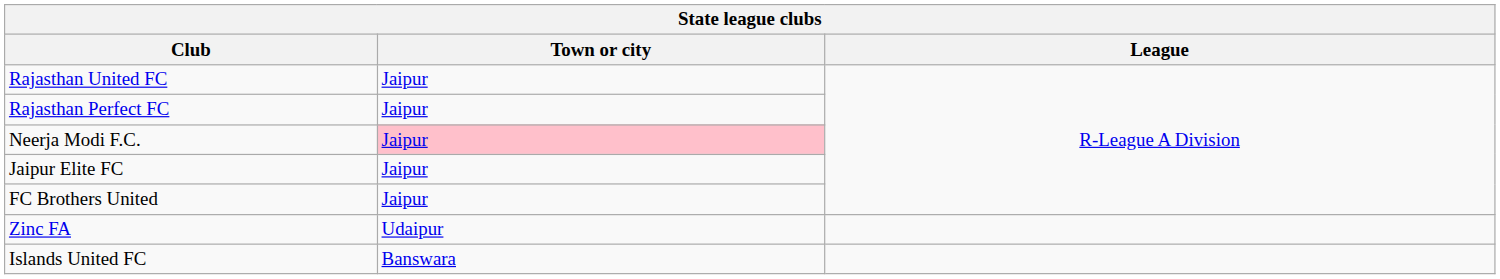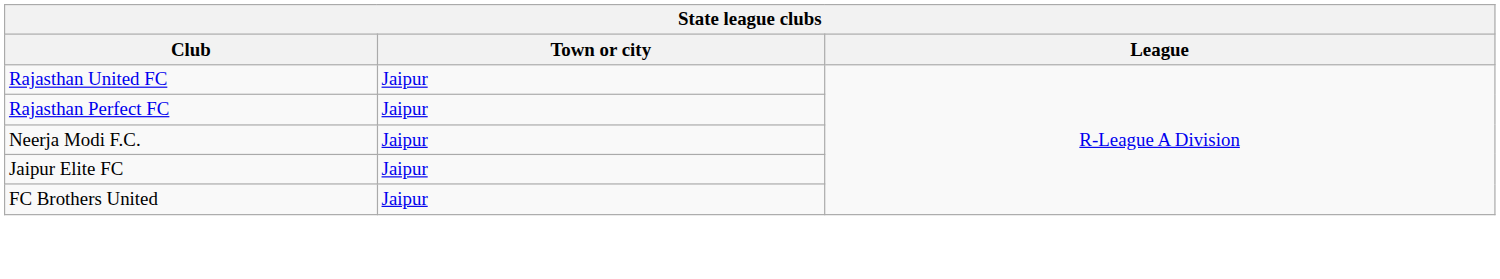(405, 139) pink background -> (405, 139) no background
- row: (40, 229)
- row: (78, 259)
